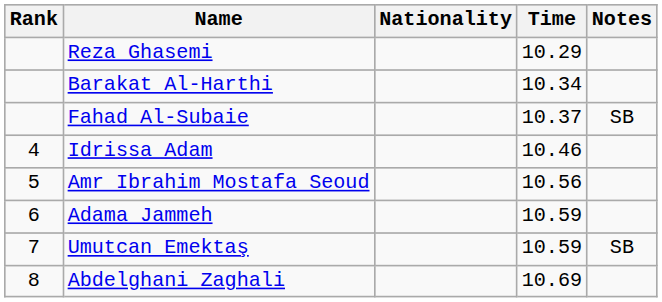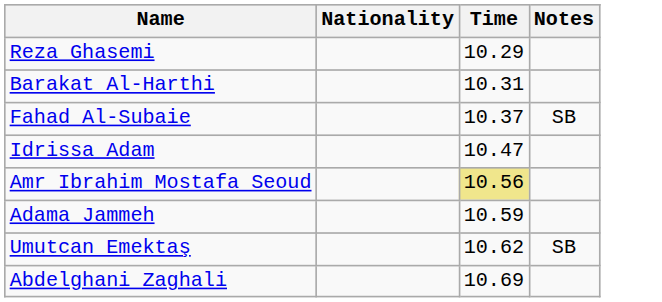- column: (34, 21)
(552, 86) 10.34 -> (494, 86) 10.31
(552, 151) 10.46 -> (494, 151) 10.47
(552, 184) no background -> (494, 184) khaki background
(552, 249) 10.59 -> (494, 249) 10.62
